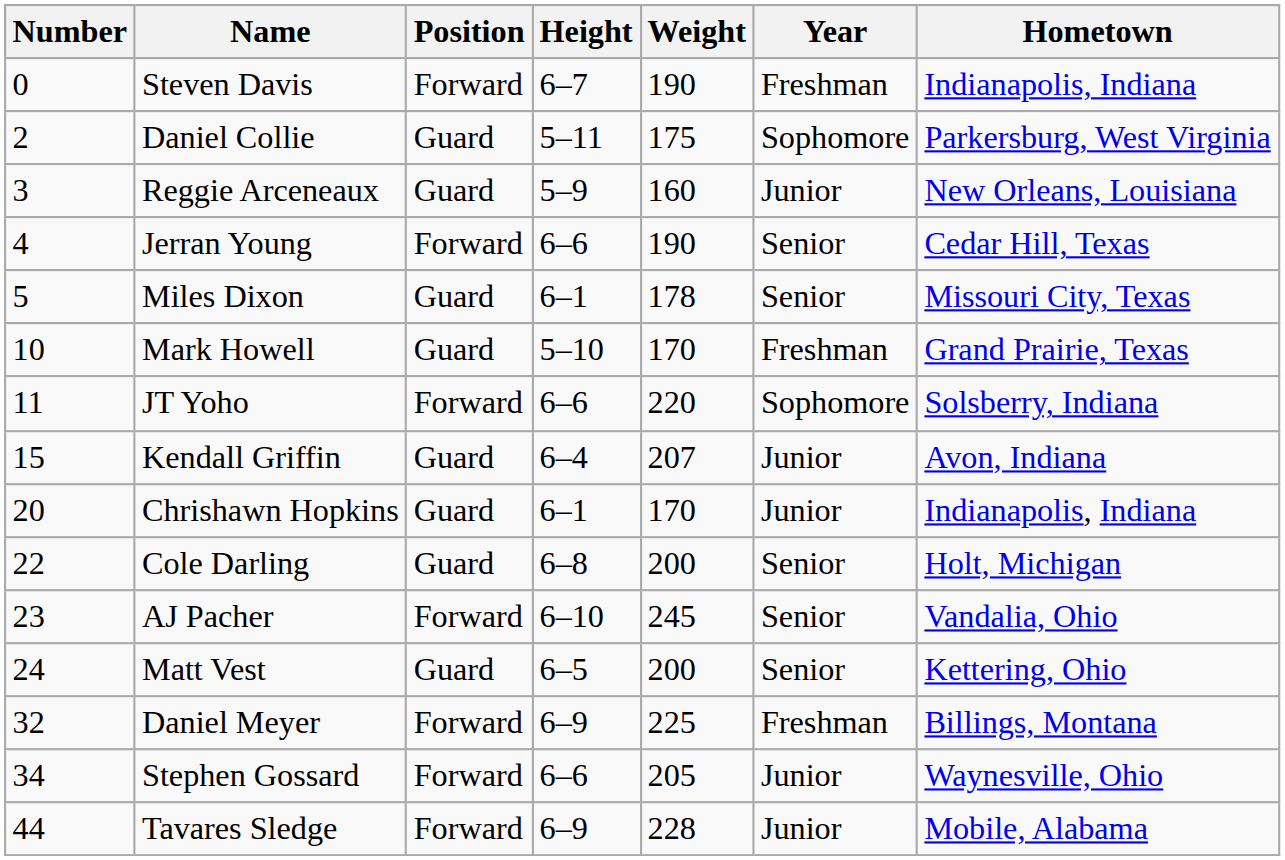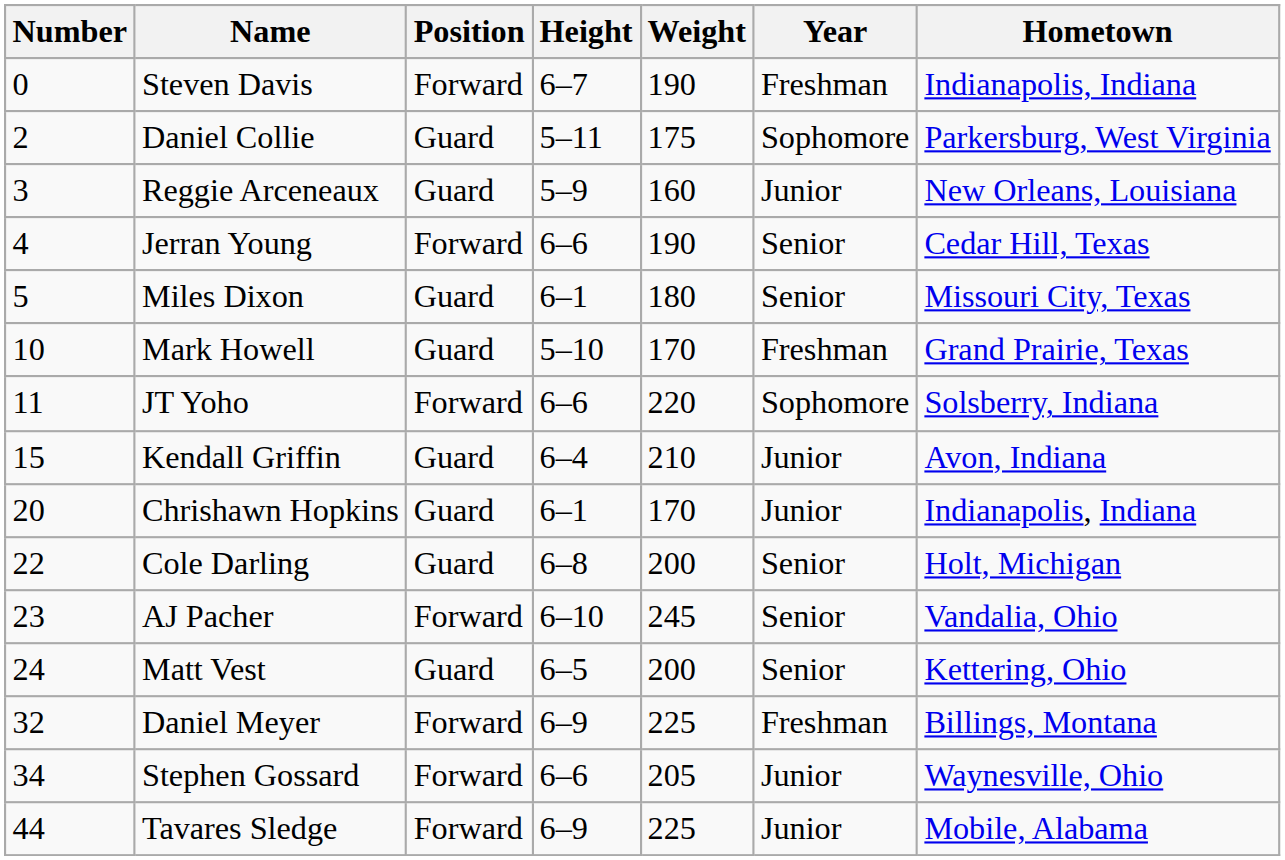(672, 296) 178 -> (672, 296) 180
(672, 456) 207 -> (672, 456) 210
(672, 828) 228 -> (672, 828) 225
